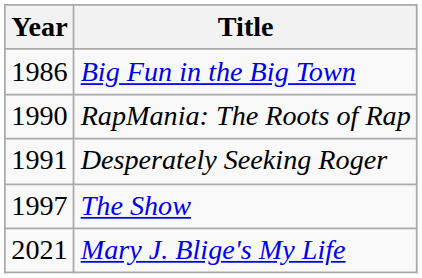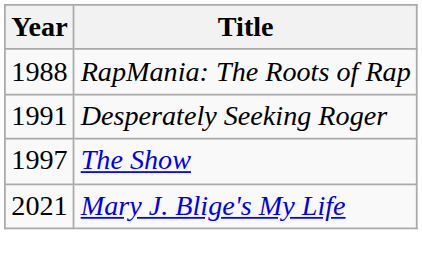- row: (218, 71)
(40, 116) 1990 -> (40, 71) 1988
